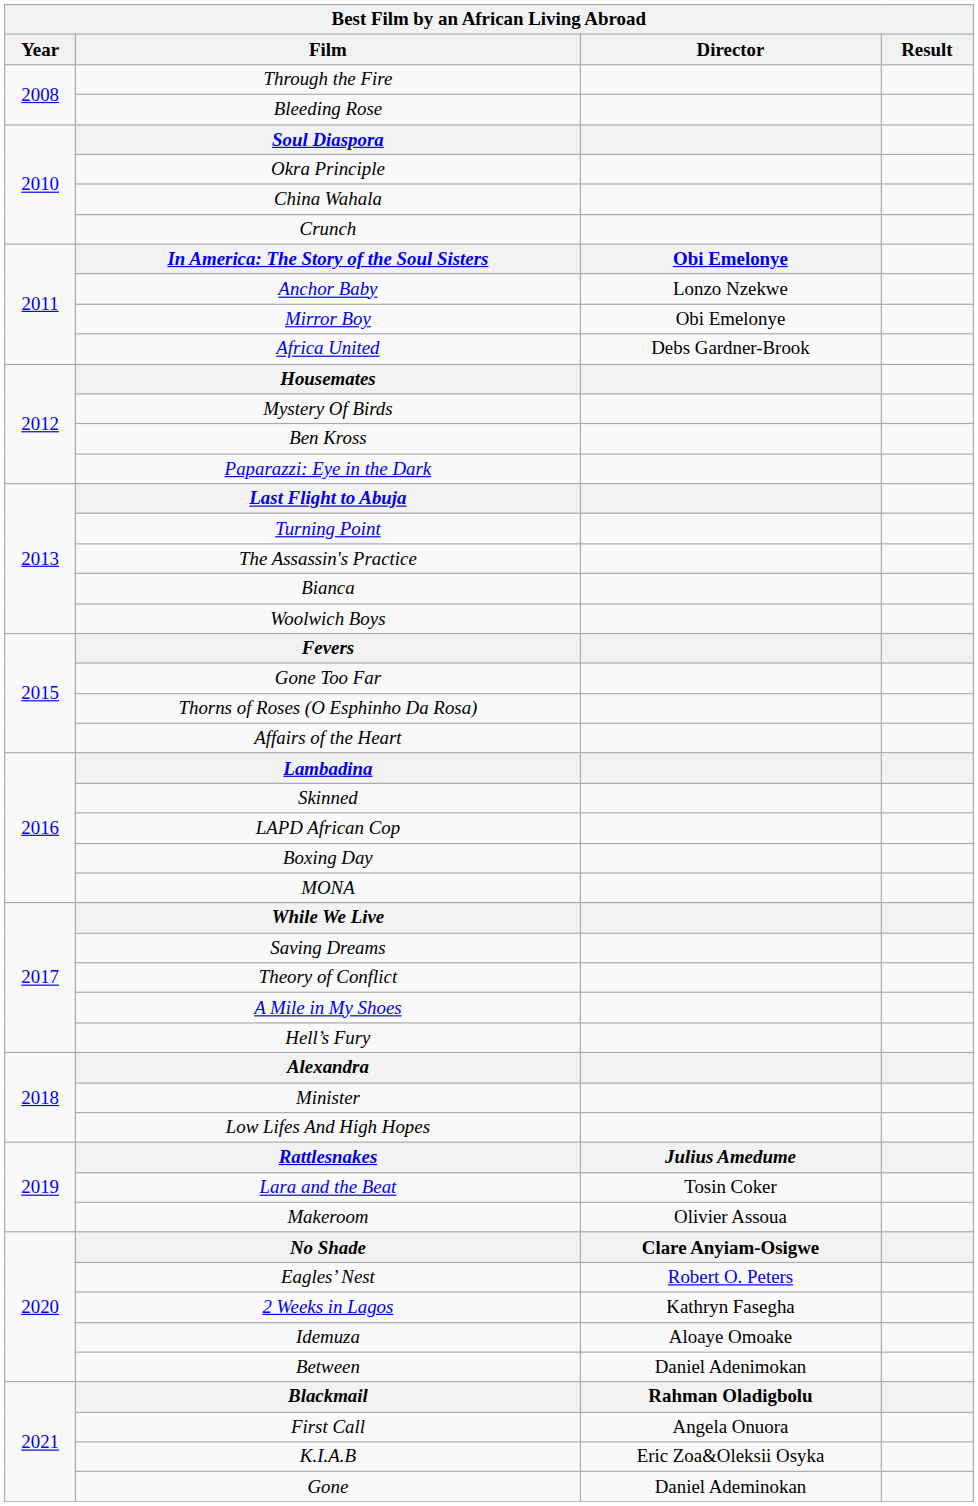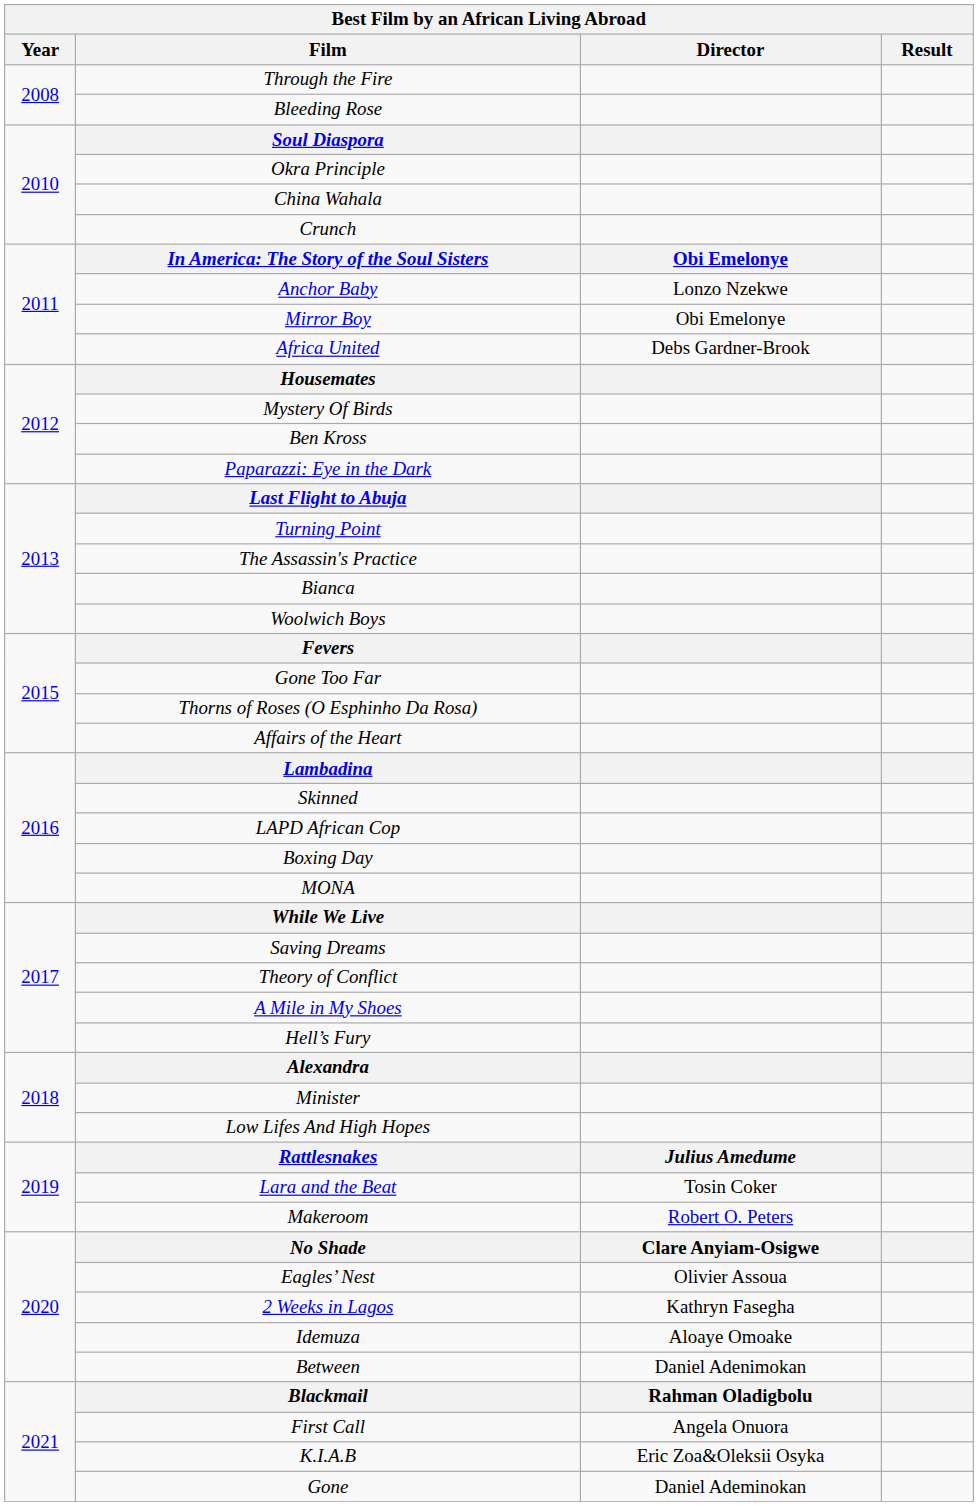(730, 1217) Olivier Assoua -> (730, 1217) Robert O. Peters
(730, 1277) Robert O. Peters -> (730, 1277) Olivier Assoua
